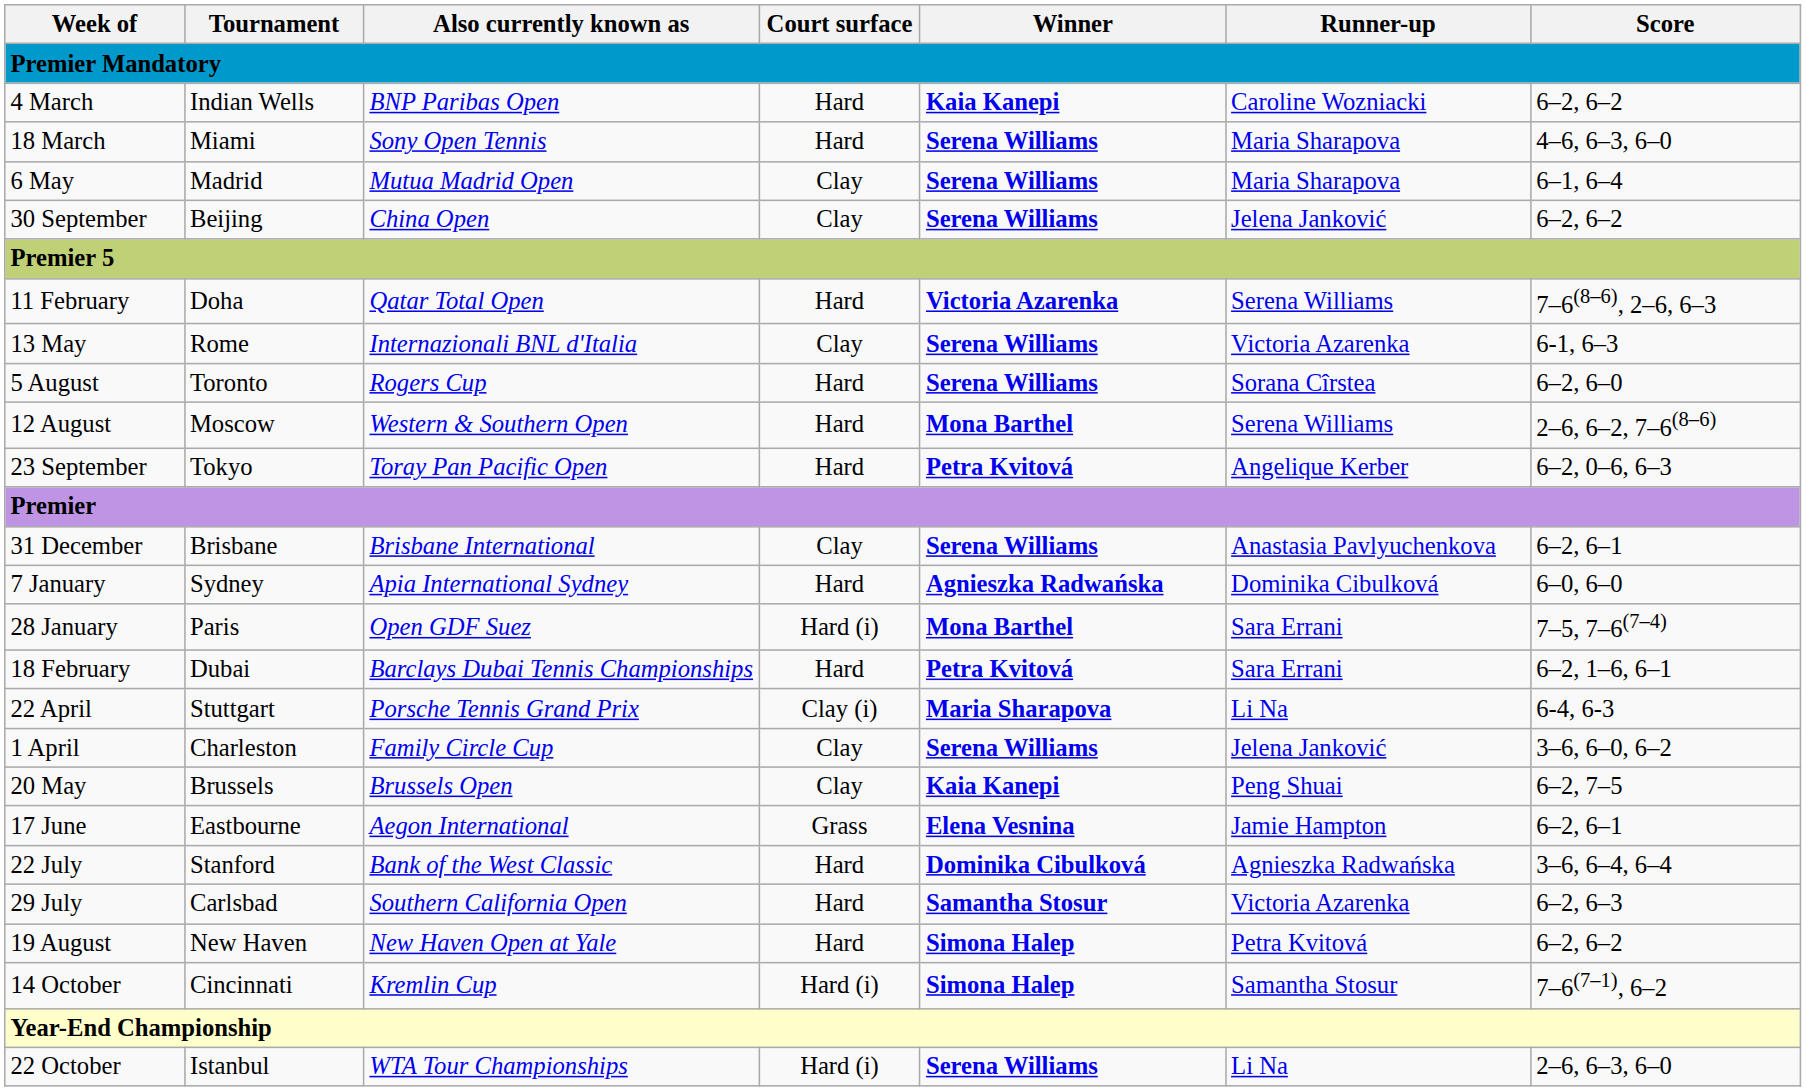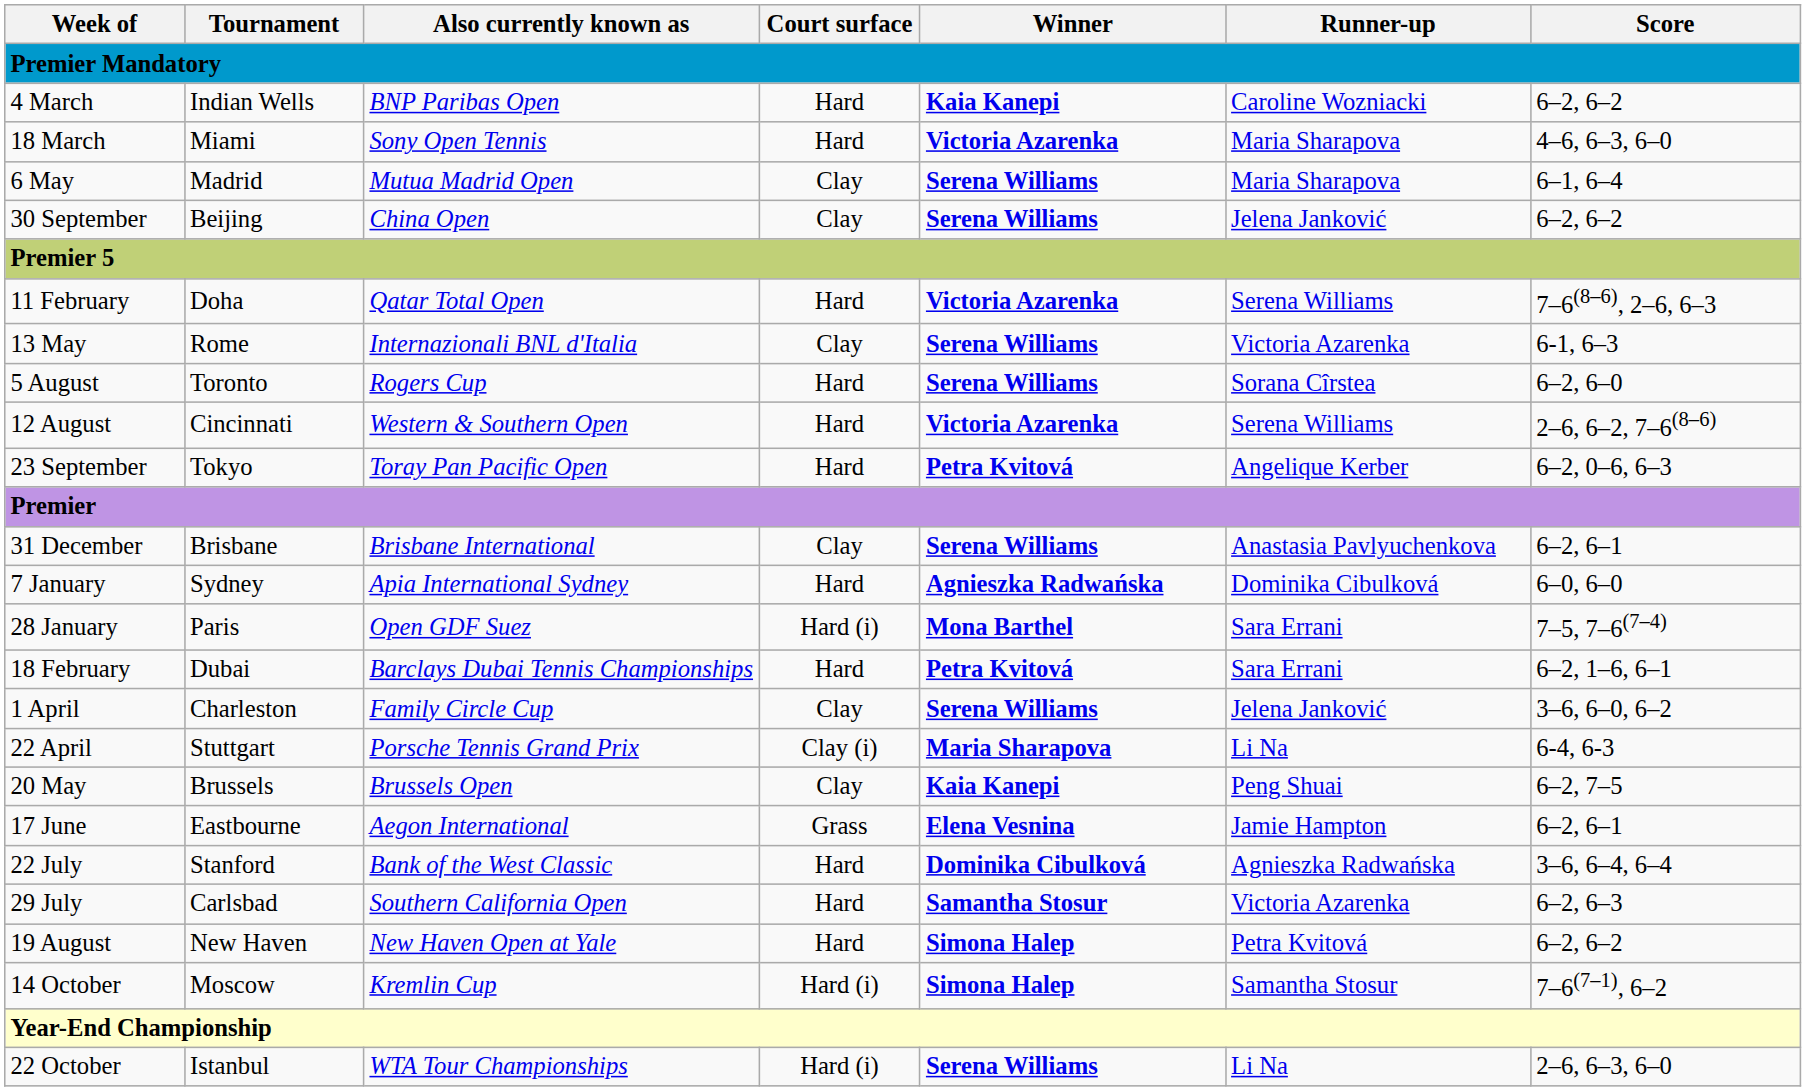(1012, 141) Serena Williams -> (1022, 141) Victoria Azarenka
(232, 424) Moscow -> (241, 424) Cincinnati
(1000, 424) Mona Barthel -> (1022, 424) Victoria Azarenka
rows swapped: (45, 747) <-> (51, 708)
(241, 985) Cincinnati -> (232, 985) Moscow
